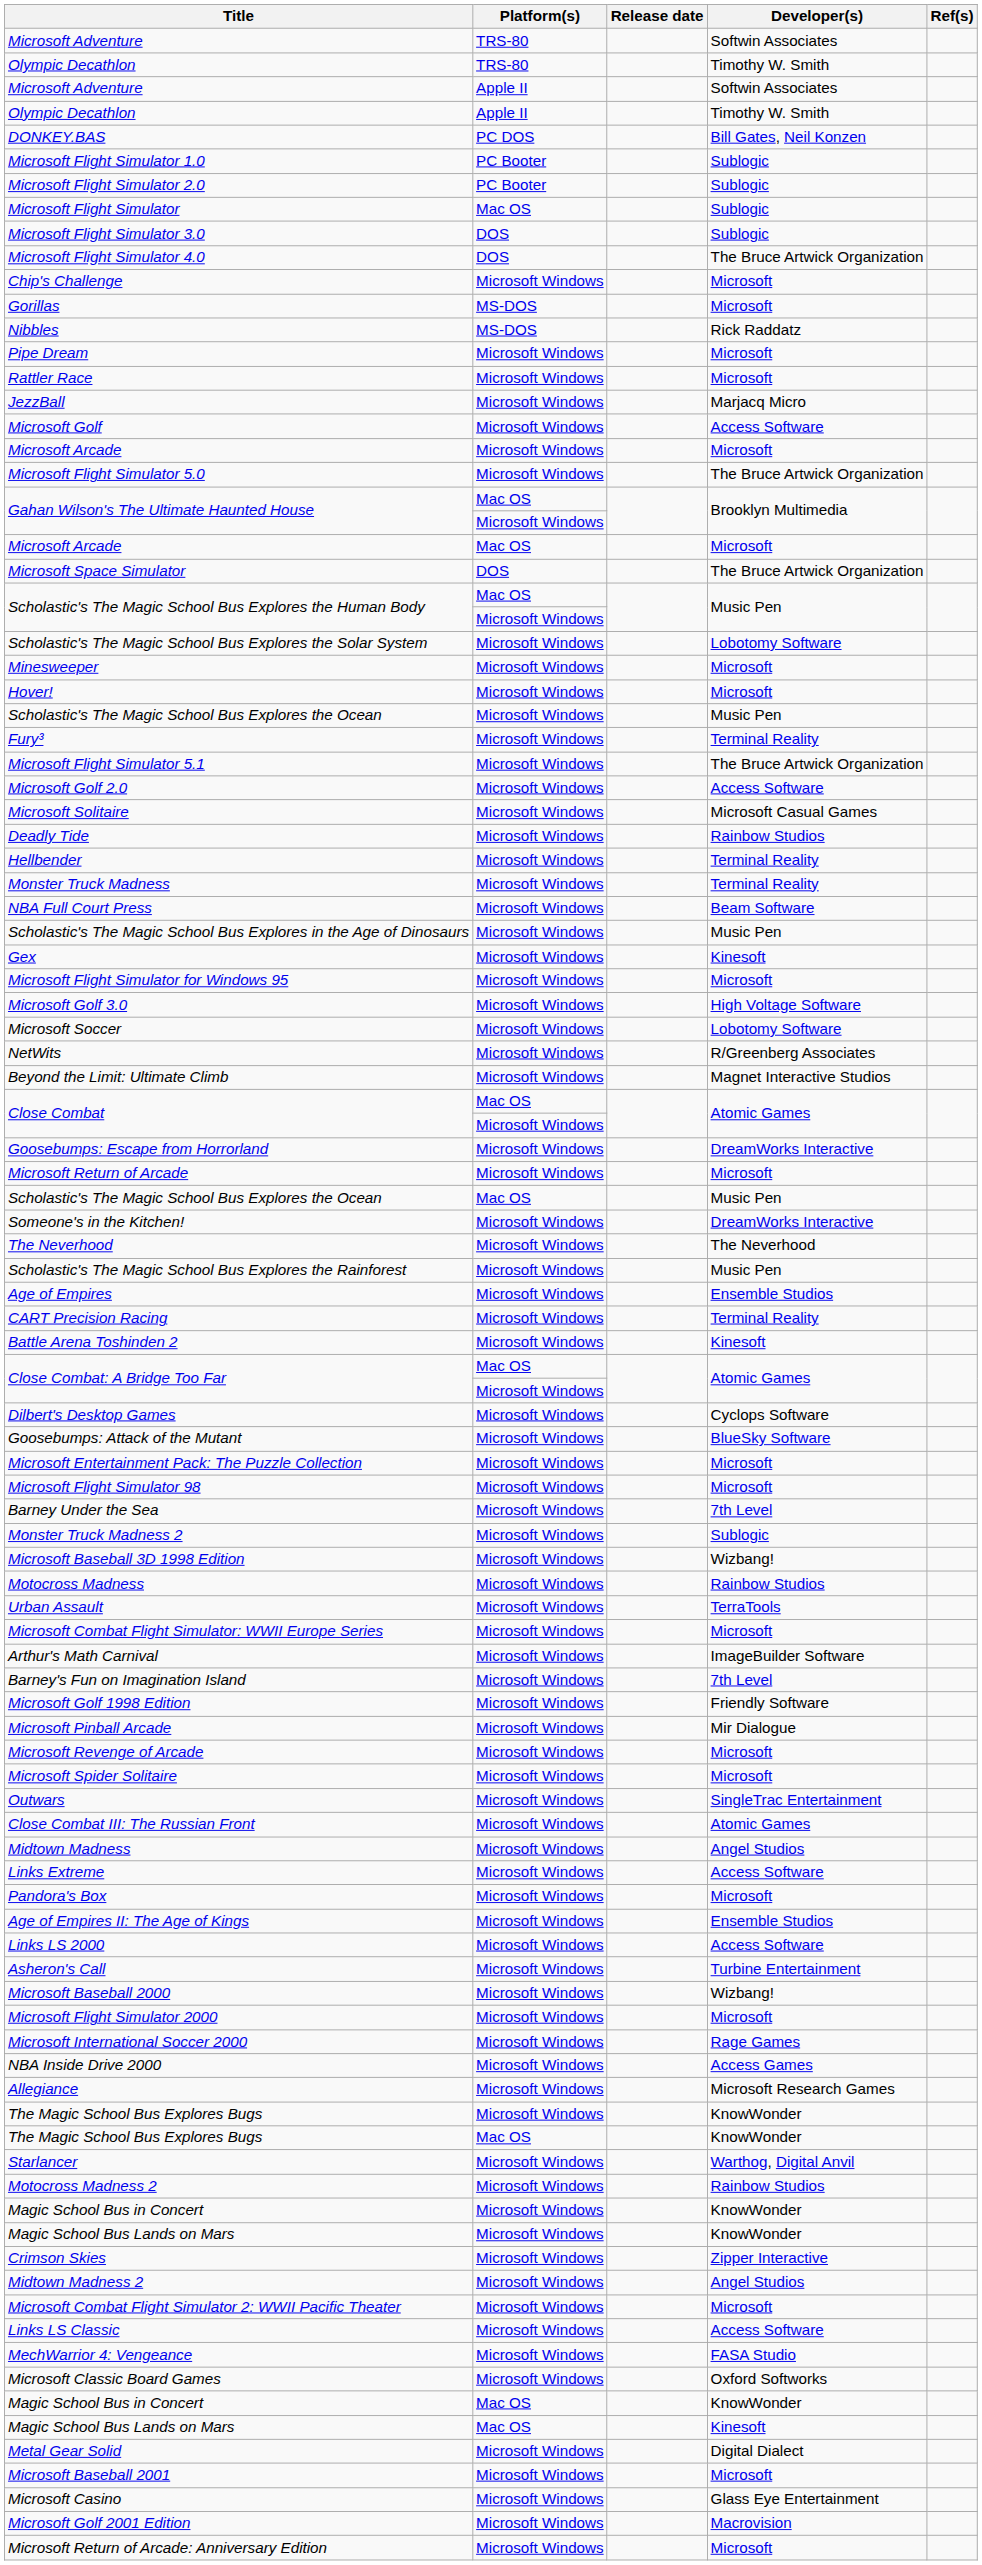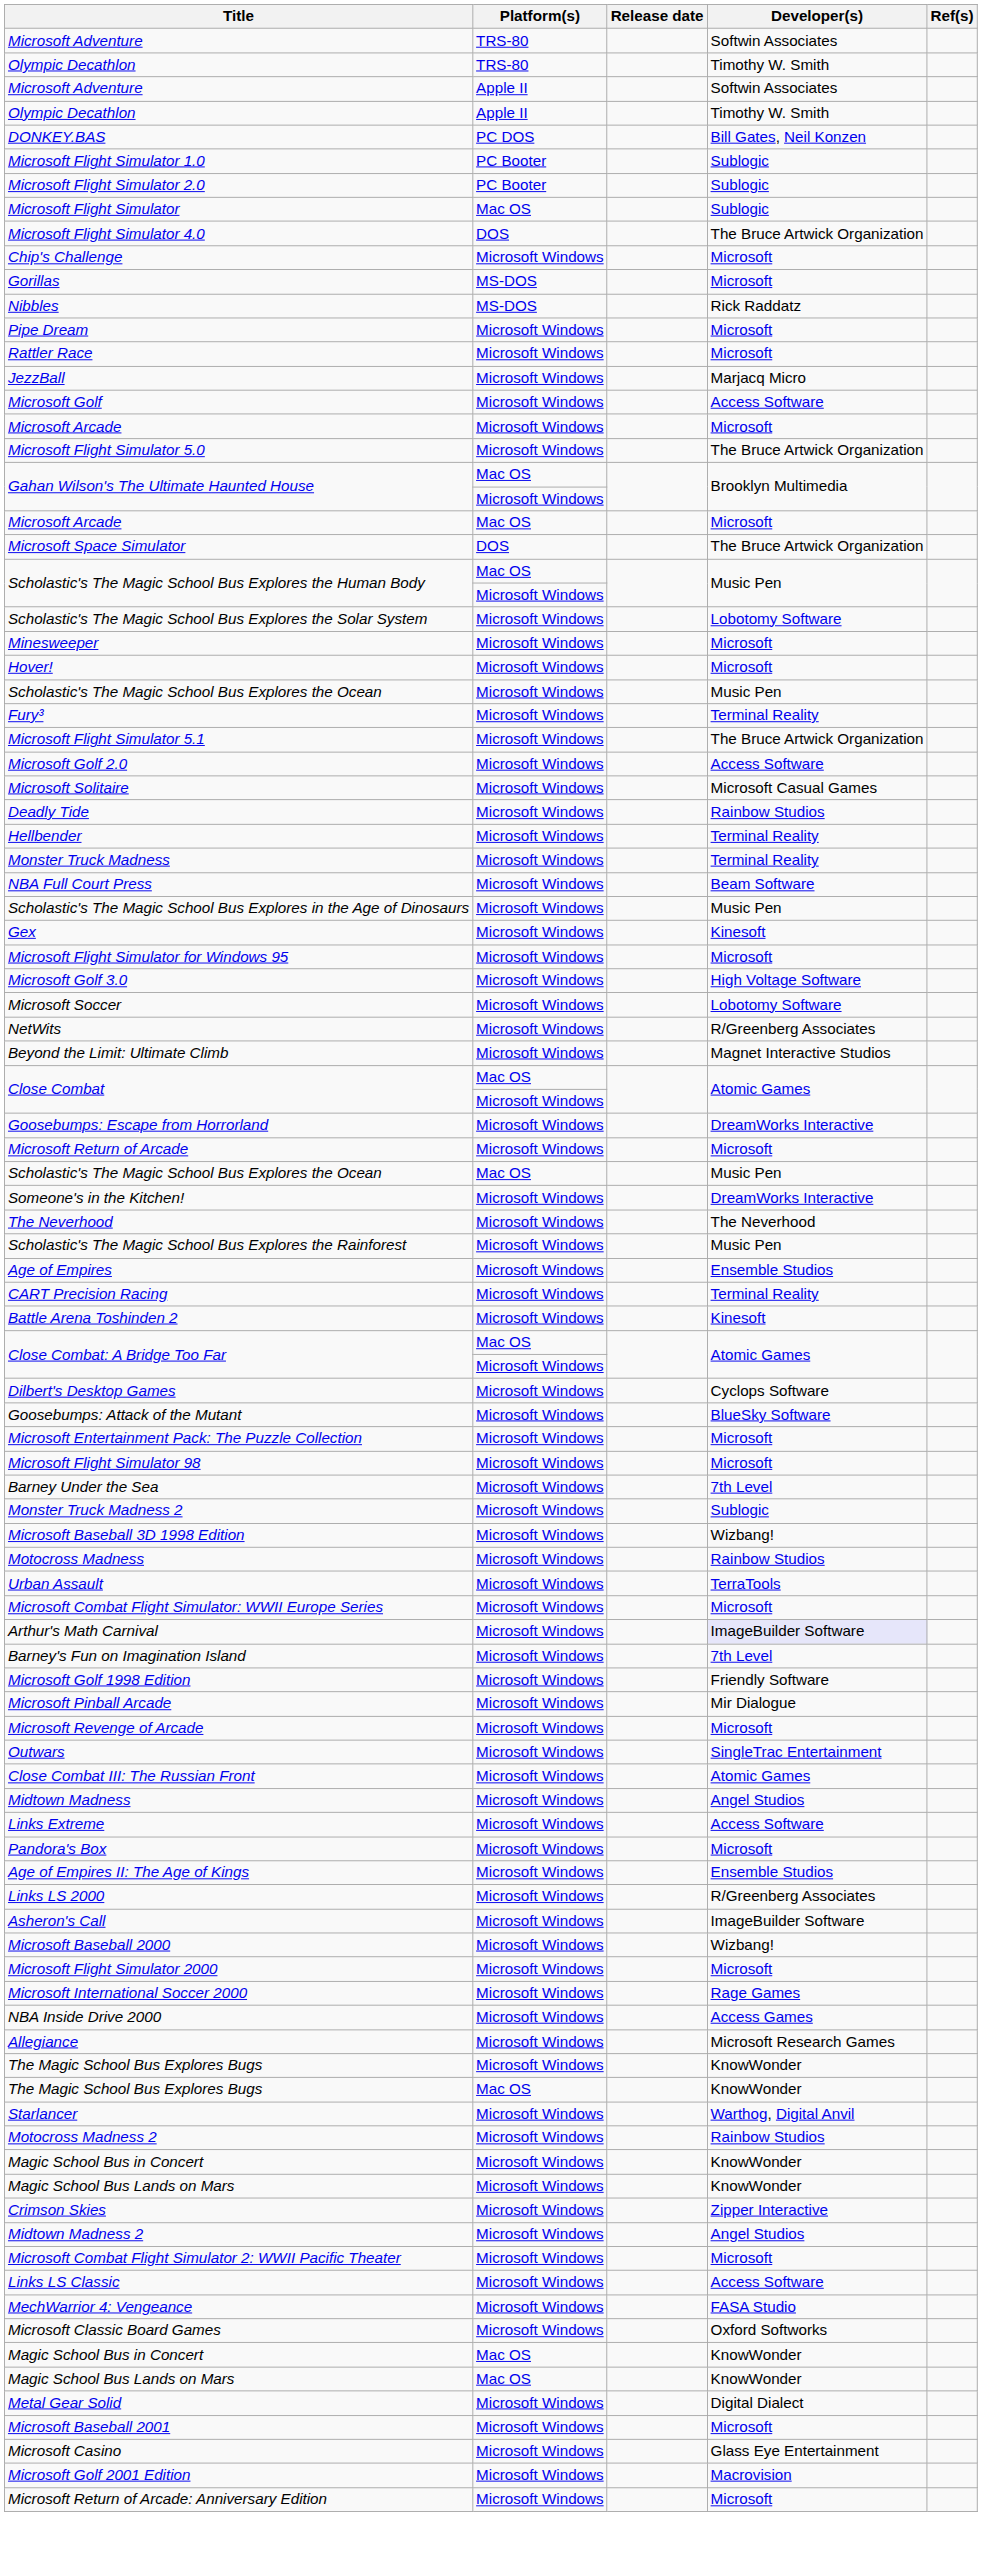- row: (106, 233)
(787, 1655) no background -> (787, 1631) lavender background
- row: (92, 1776)
(767, 1945) Access Software -> (793, 1896) R/Greenberg Associates
(786, 1969) Turbine Entertainment -> (787, 1920) ImageBuilder Software
(738, 2427) Kinesoft -> (756, 2378) KnowWonder
